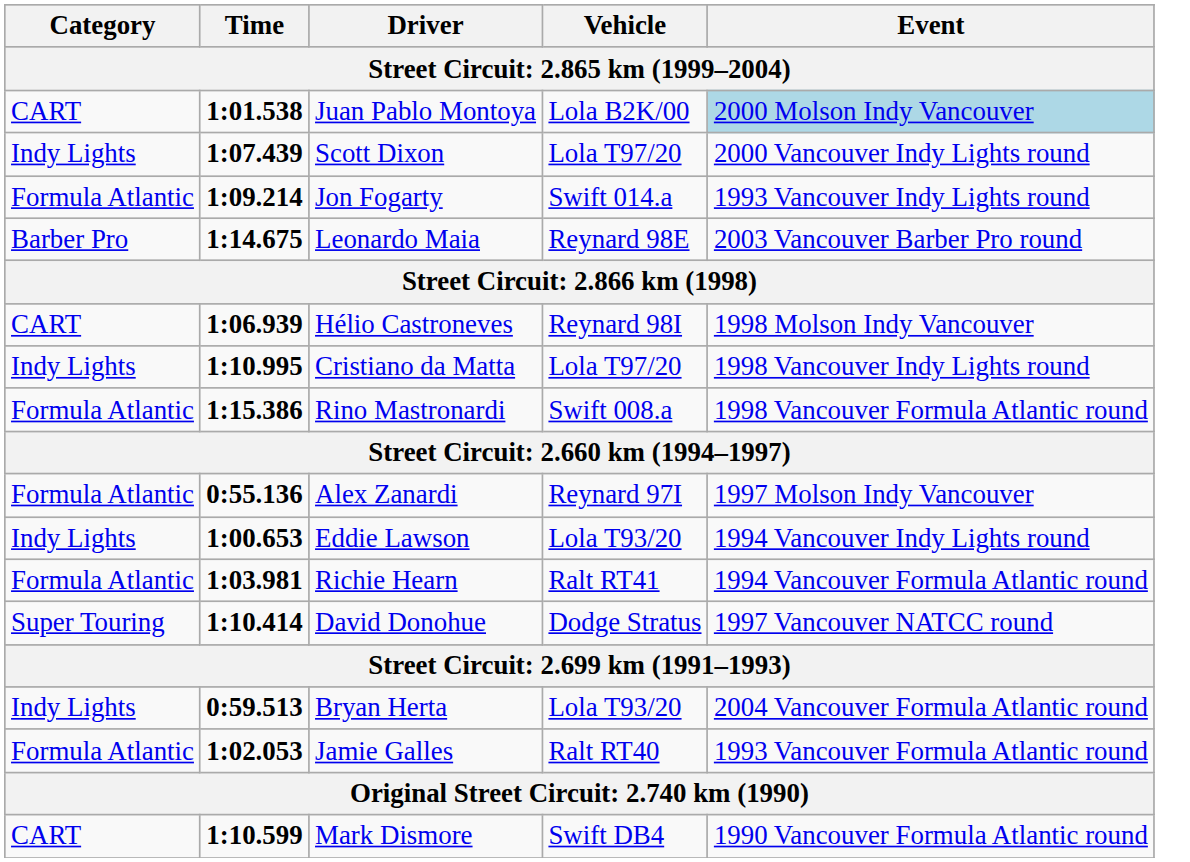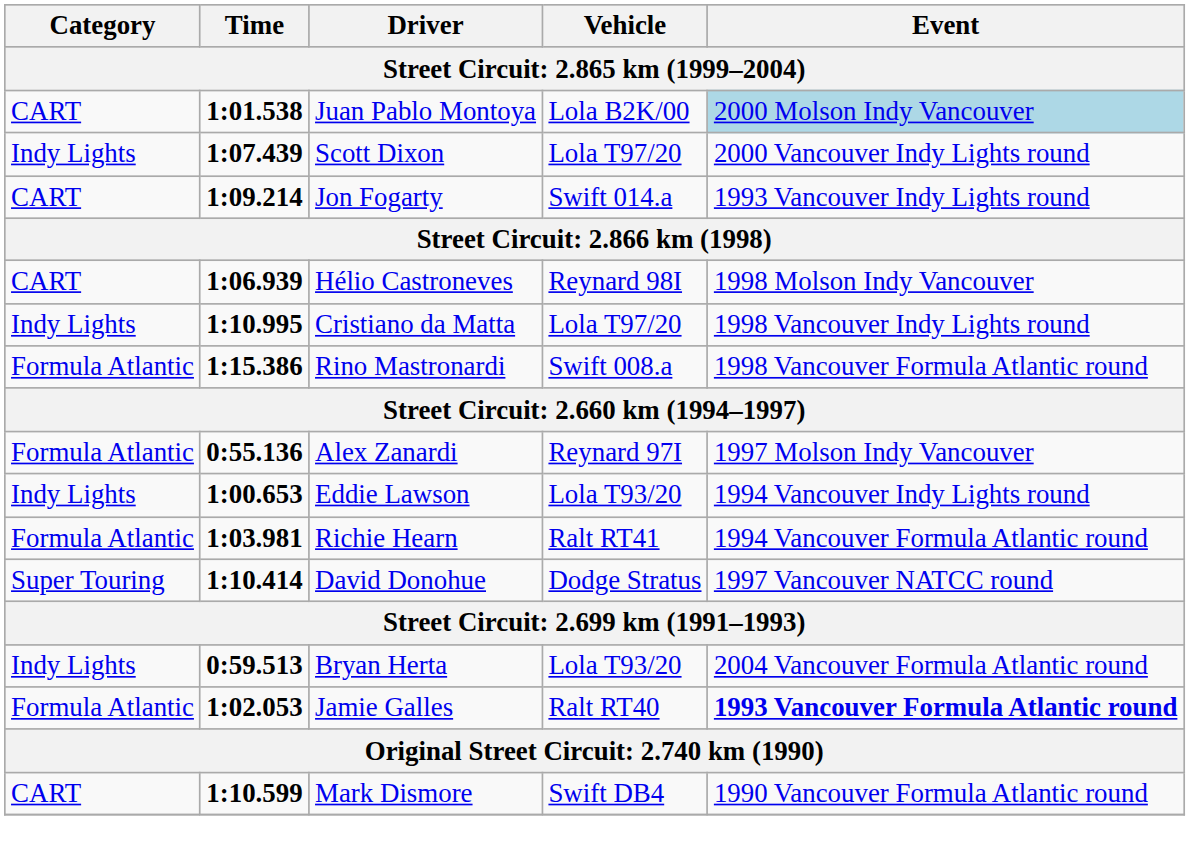(102, 196) Formula Atlantic -> (46, 196) CART
- row: (398, 238)
(931, 750) normal -> (946, 707) bold
